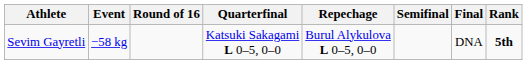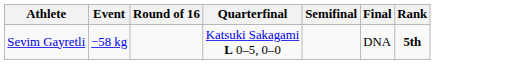- column: (348, 14)
